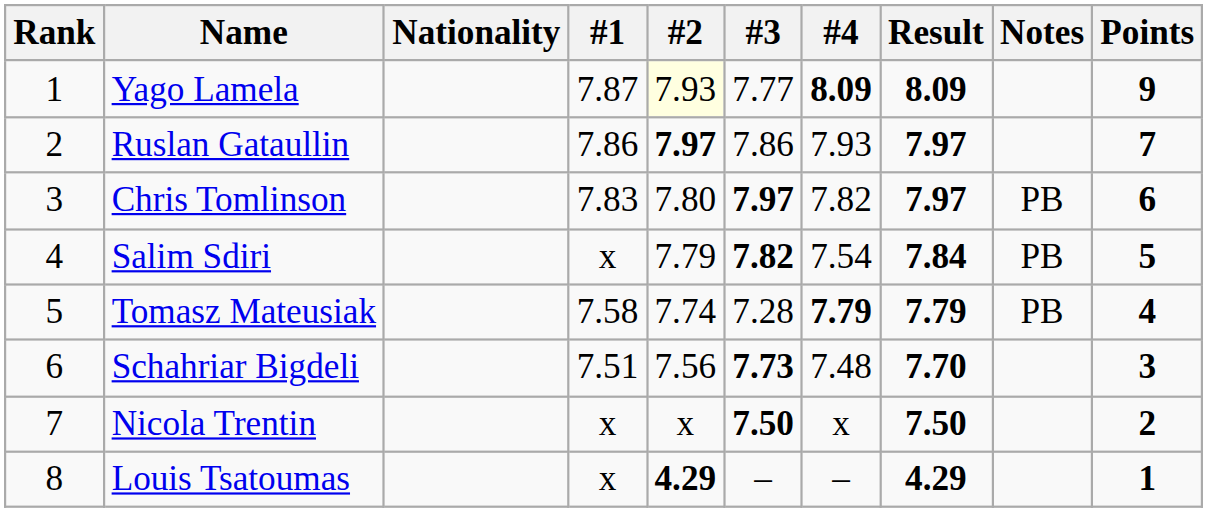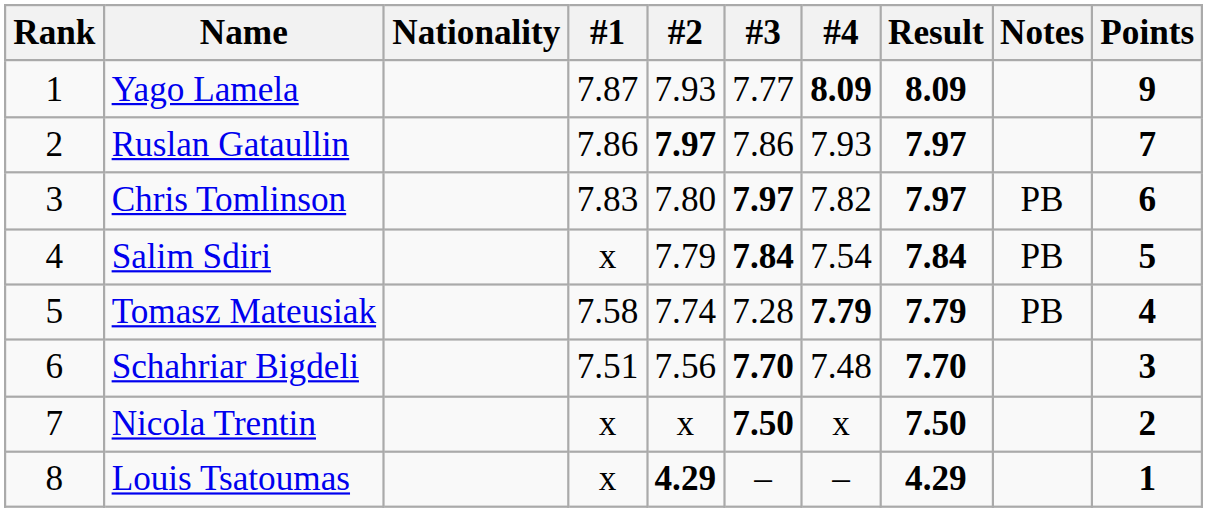(685, 88) lightyellow background -> (685, 88) no background
(763, 255) 7.82 -> (763, 255) 7.84
(763, 367) 7.73 -> (763, 367) 7.70
